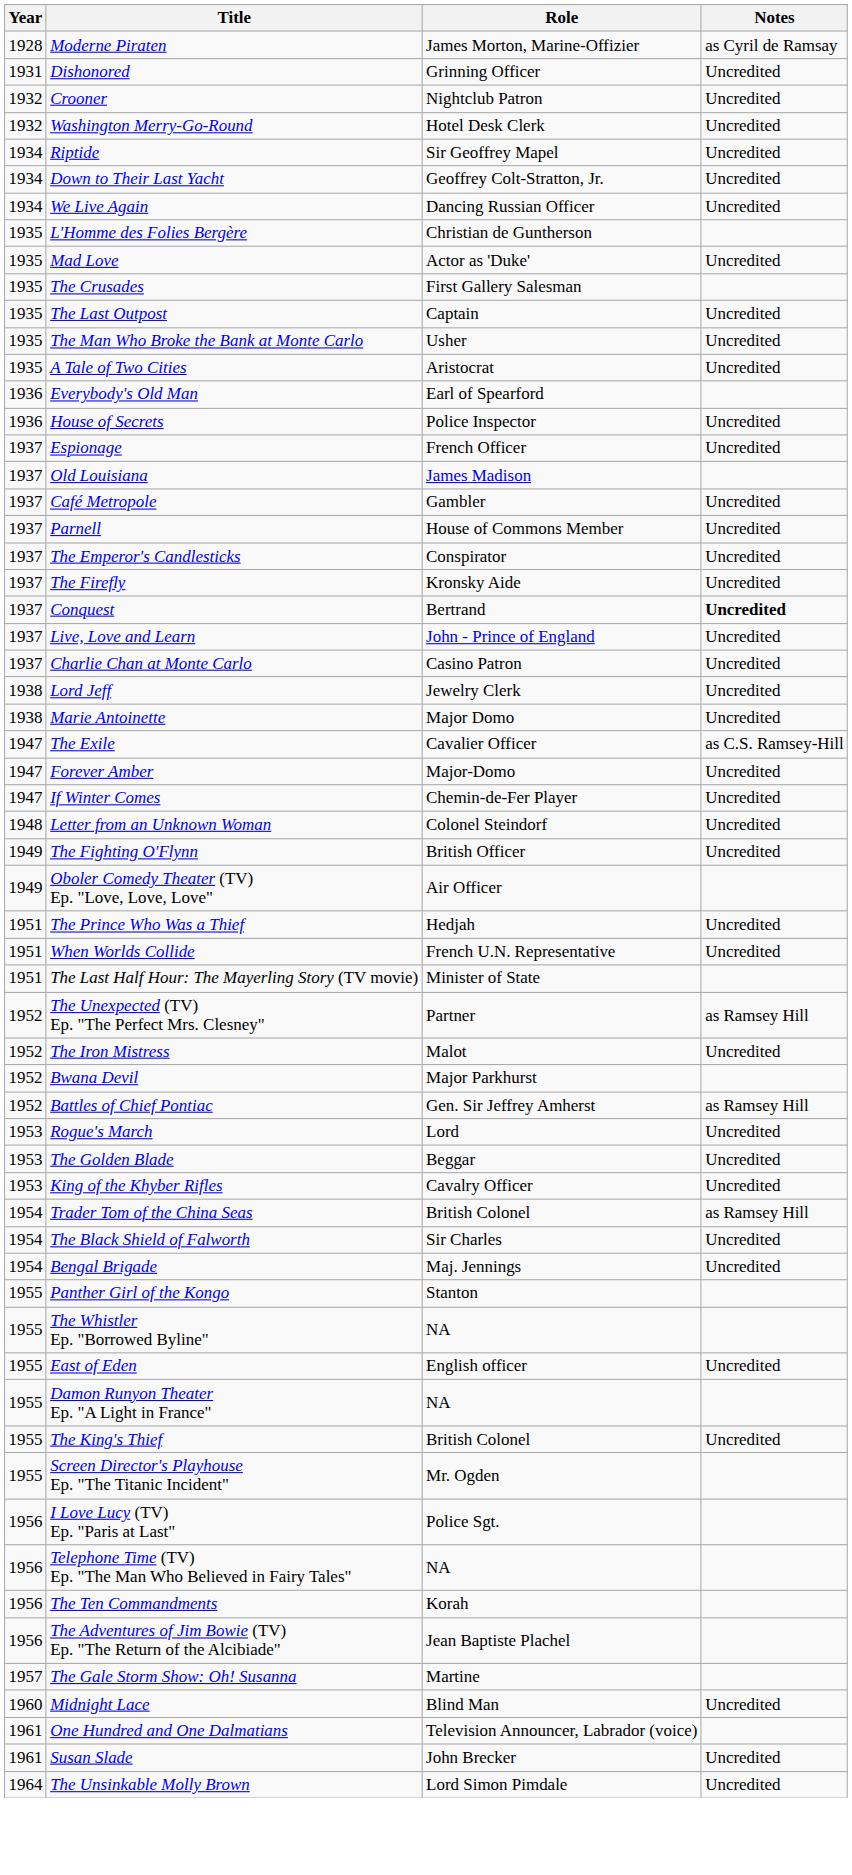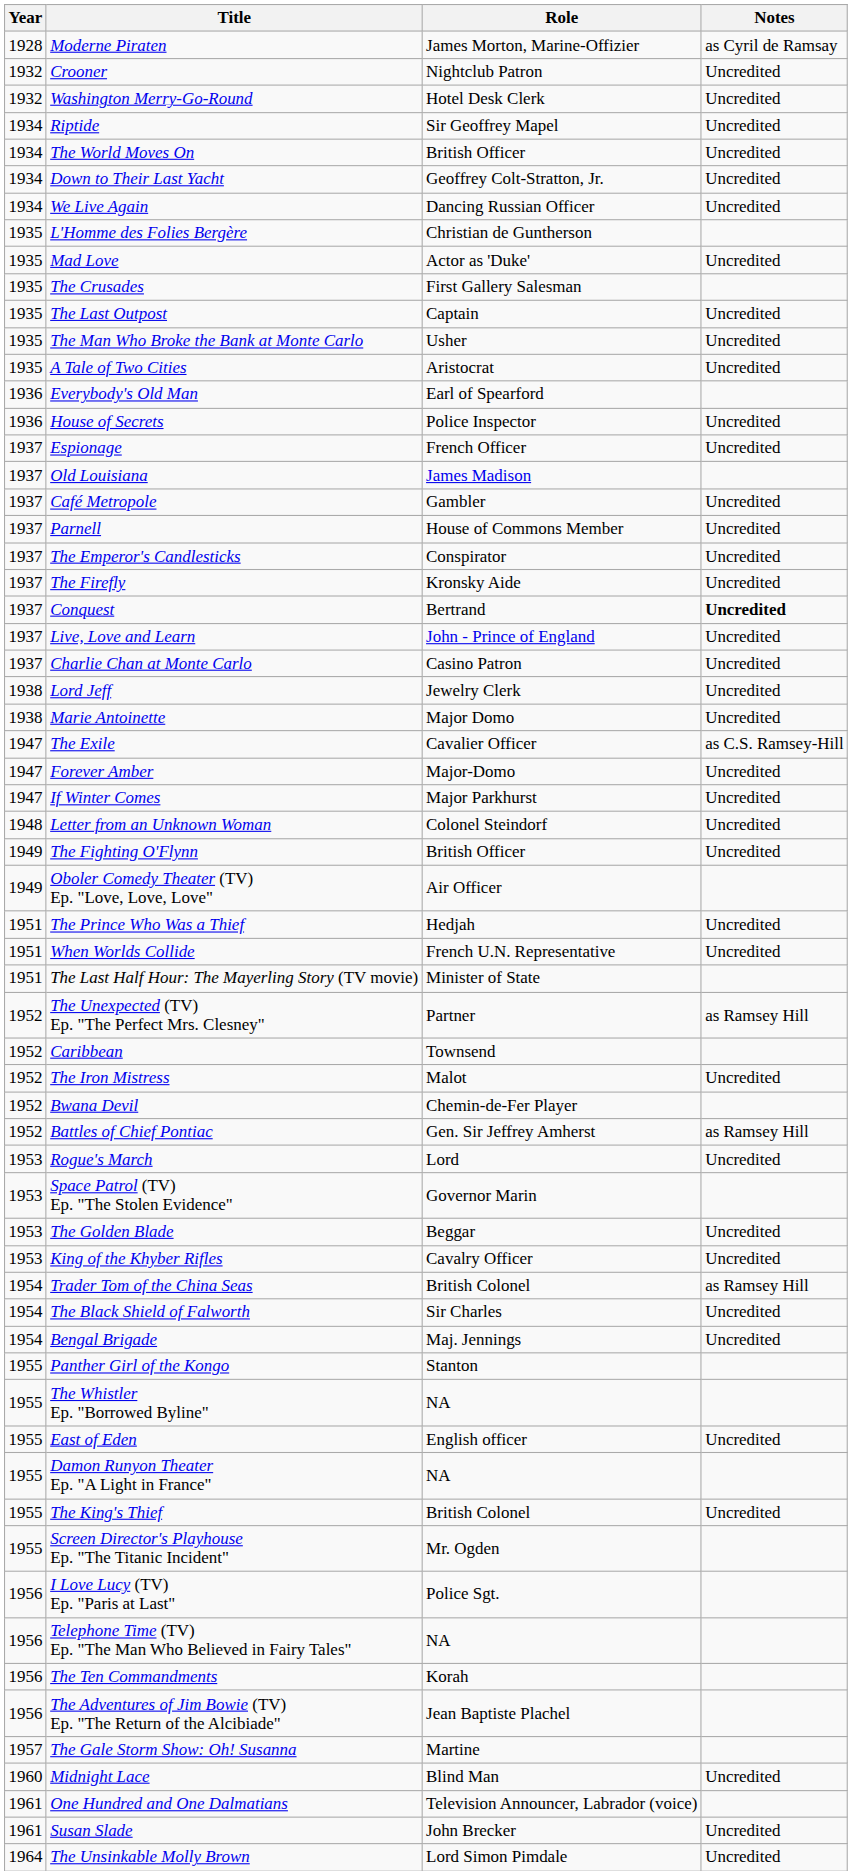- row: (90, 71)
+ row: (122, 152)
(502, 797) Chemin-de-Fer Player -> (481, 797) Major Parkhurst
+ row: (86, 1051)
(481, 1078) Major Parkhurst -> (502, 1105) Chemin-de-Fer Player
+ row: (141, 1195)
